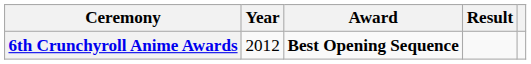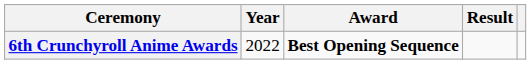(263, 45) 2012 -> (263, 45) 2022
